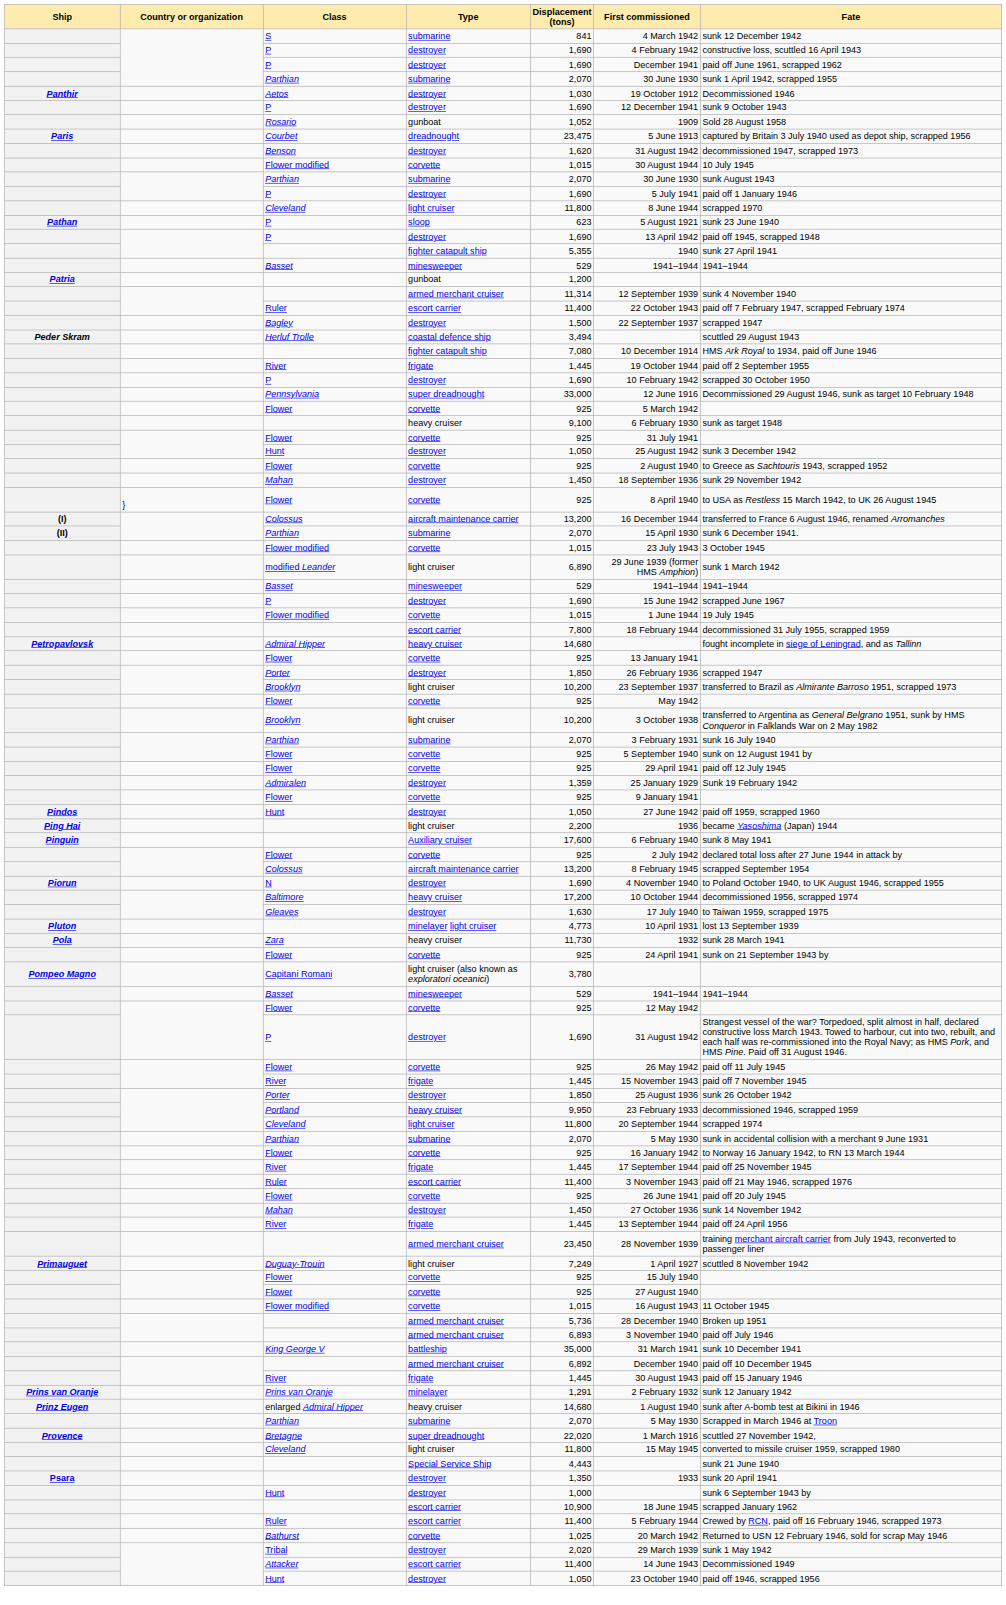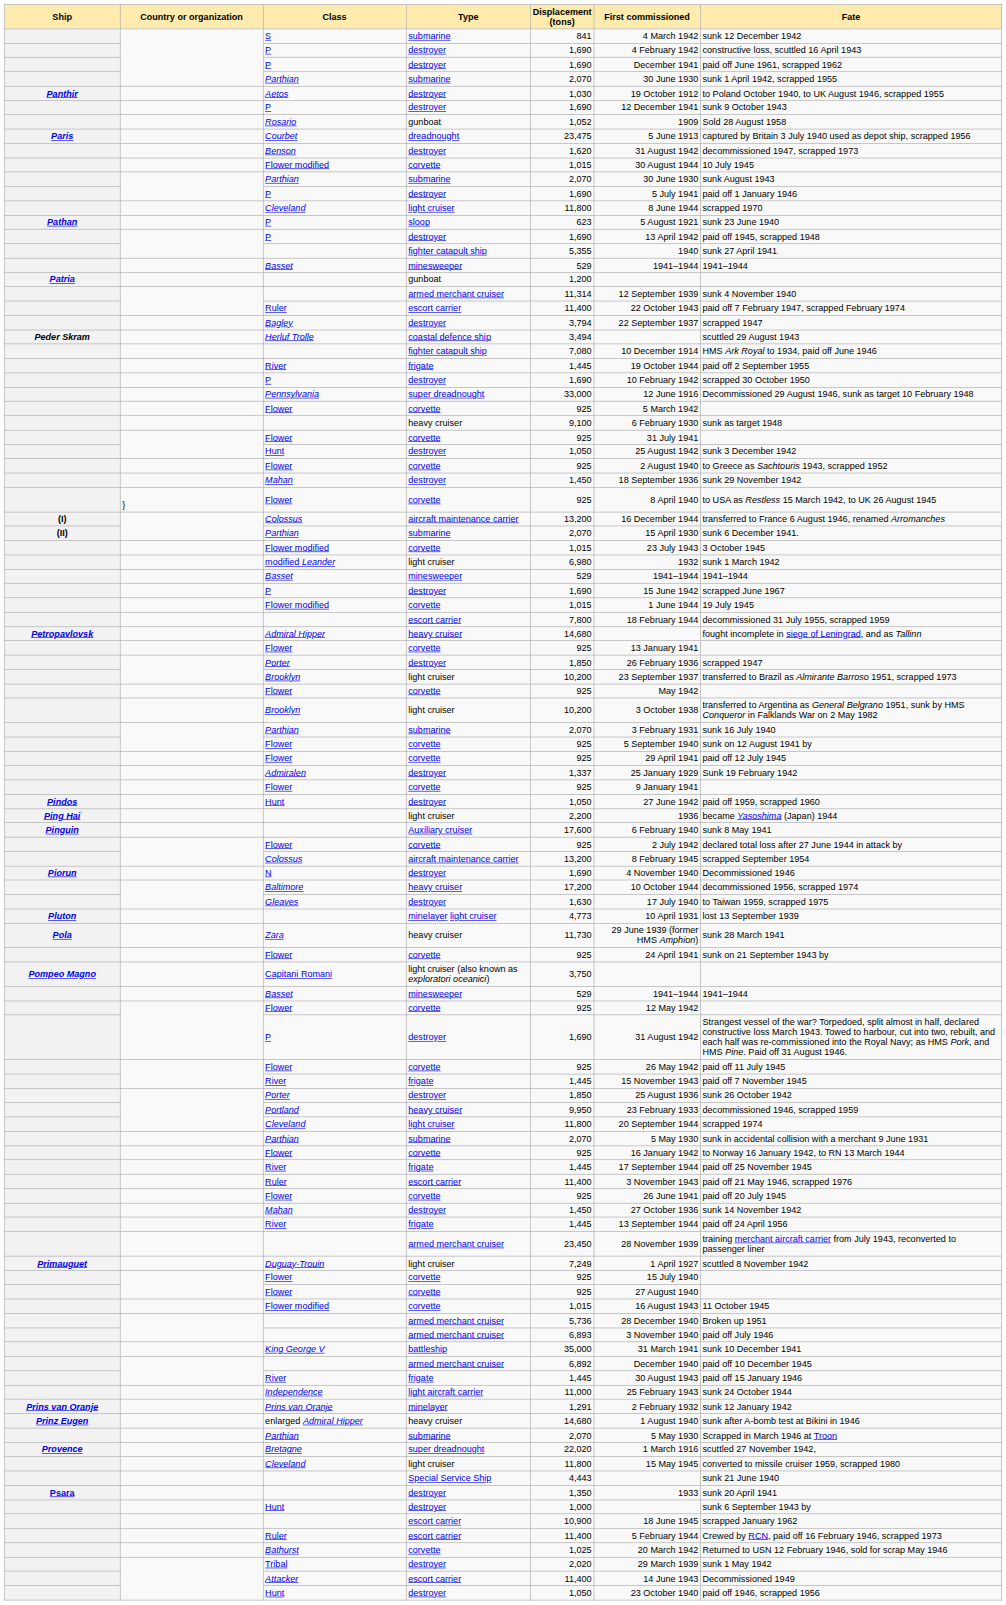(749, 94) Decommissioned 1946 -> (823, 94) to Poland October 1940, to UK August 1946, scrapped 1955
(580, 323) 1,500 -> (580, 323) 3,794
(580, 567) 6,890 -> (580, 562) 6,980
(655, 567) 29 June 1939 (former HMS Amphion) -> (688, 562) 1932
(580, 783) 1,359 -> (580, 773) 1,337
(823, 883) to Poland October 1940, to UK August 1946, scrapped 1955 -> (749, 873) Decommissioned 1946
(688, 941) 1932 -> (655, 936) 29 June 1939 (former HMS Amphion)
(580, 975) 3,780 -> (580, 975) 3,750
+ row: (294, 1393)
